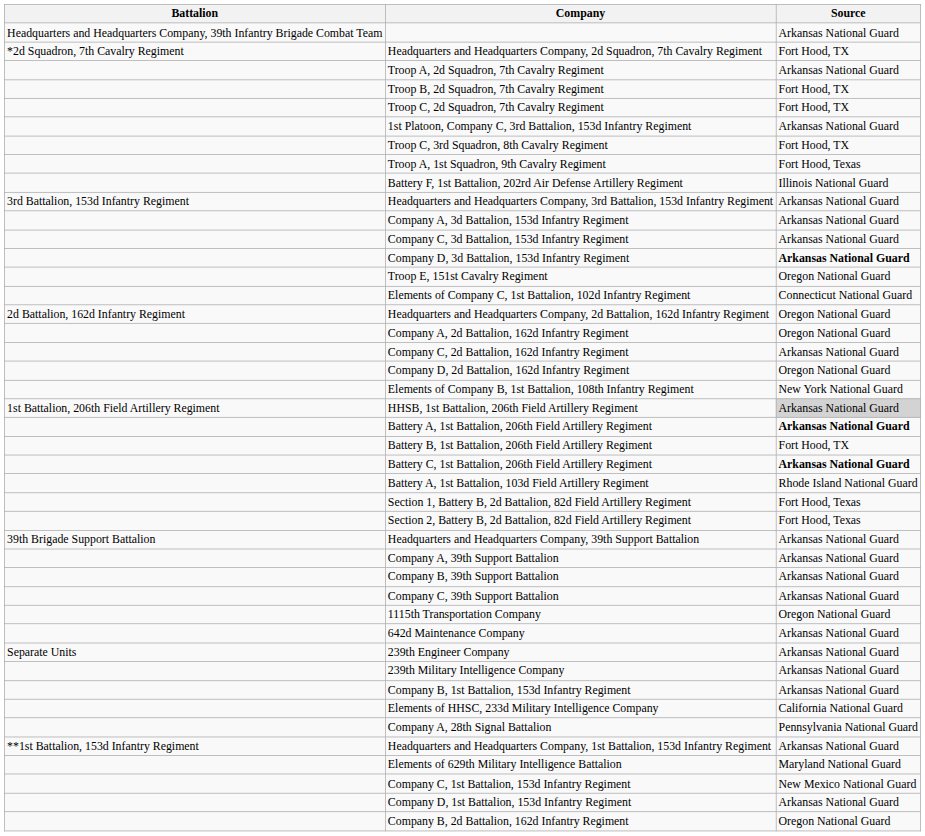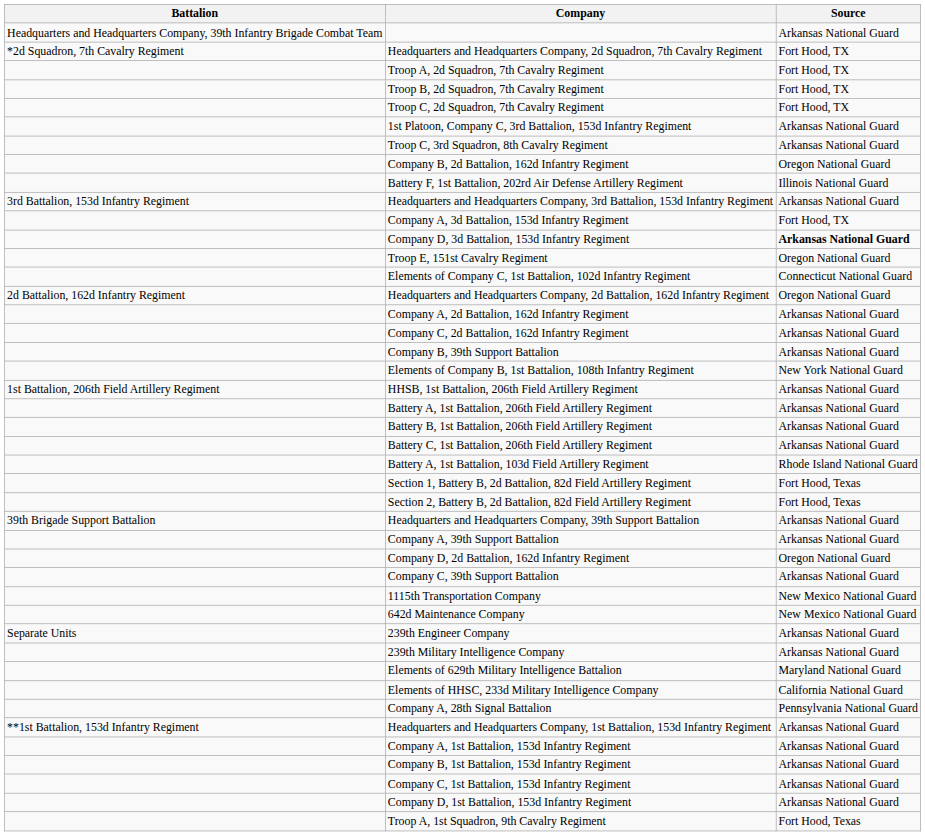(839, 70) Arkansas National Guard -> (814, 70) Fort Hood, TX
(814, 145) Fort Hood, TX -> (839, 145) Arkansas National Guard
rows swapped: (508, 821) <-> (497, 164)
(839, 220) Arkansas National Guard -> (814, 220) Fort Hood, TX
- row: (508, 239)
(834, 333) Oregon National Guard -> (839, 314) Arkansas National Guard
rows swapped: (509, 370) <-> (473, 577)
(839, 408) lightgrey background -> (839, 389) no background
(844, 426) bold -> (839, 408) normal
(814, 445) Fort Hood, TX -> (839, 426) Arkansas National Guard
(844, 464) bold -> (839, 445) normal
(834, 614) Oregon National Guard -> (847, 595) New Mexico National Guard
(839, 633) Arkansas National Guard -> (847, 614) New Mexico National Guard
rows swapped: (505, 764) <-> (509, 689)
+ row: (509, 746)
(847, 783) New Mexico National Guard -> (839, 783) Arkansas National Guard
